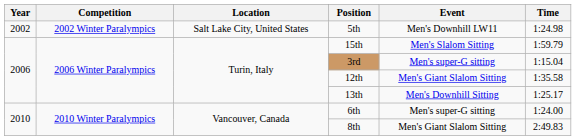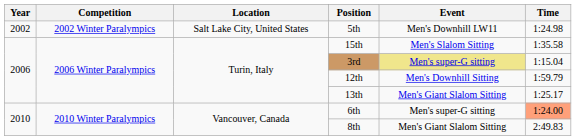(548, 45) 1:59.79 -> (548, 45) 1:35.58
(452, 62) no background -> (452, 62) khaki background
(452, 78) Men's Giant Slalom Sitting -> (452, 78) Men's Downhill Sitting
(548, 78) 1:35.58 -> (548, 78) 1:59.79
(452, 95) Men's Downhill Sitting -> (452, 95) Men's Giant Slalom Sitting
(548, 111) no background -> (548, 111) lightsalmon background
